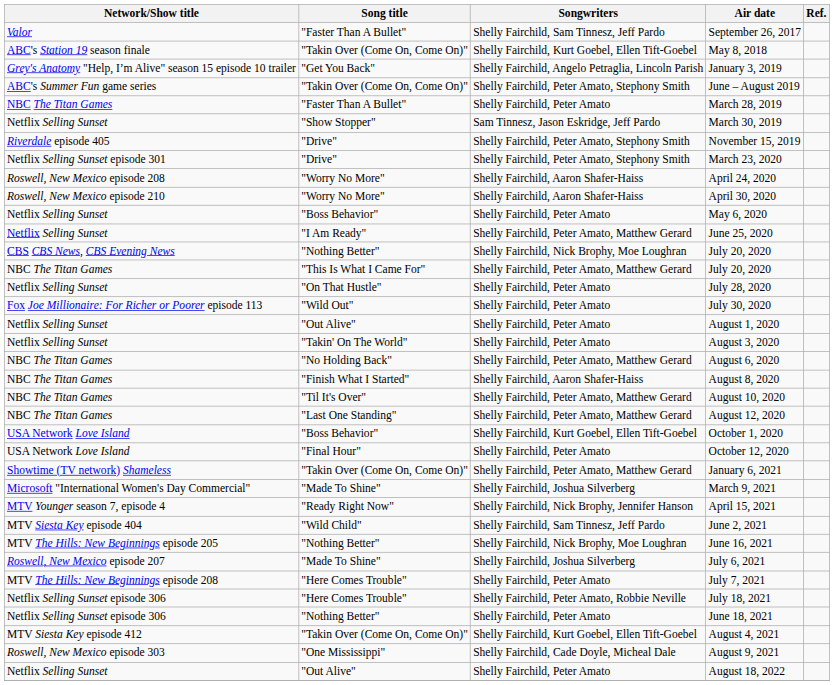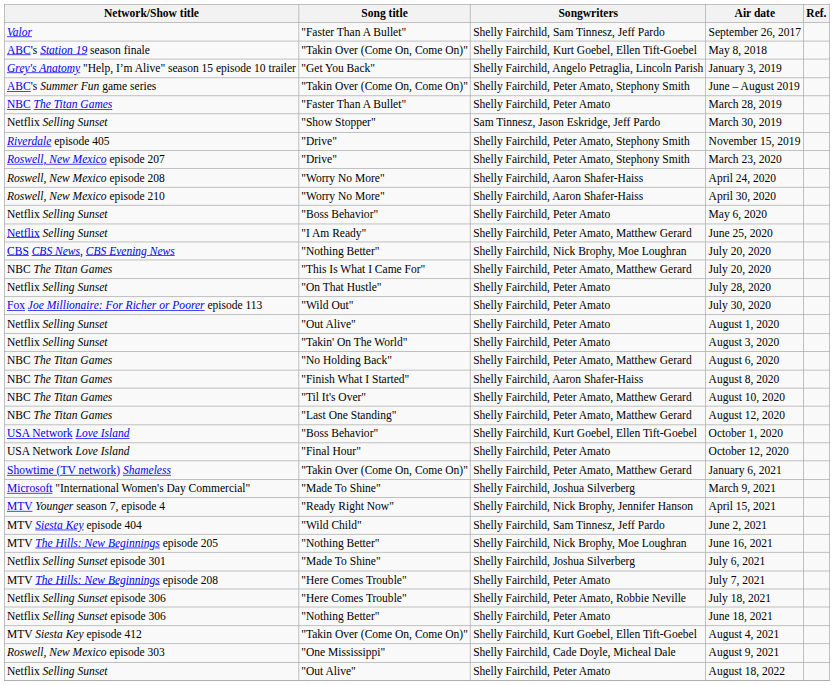(86, 159) Netflix Selling Sunset episode 301 -> (86, 159) Roswell, New Mexico episode 207
(86, 561) Roswell, New Mexico episode 207 -> (86, 561) Netflix Selling Sunset episode 301
